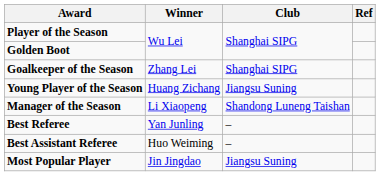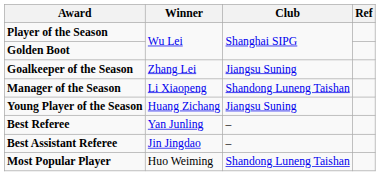(261, 69) Shanghai SIPG -> (261, 69) Jiangsu Suning
rows swapped: (75, 87) <-> (64, 106)
(181, 143) Huo Weiming -> (174, 143) Jin Jingdao
(174, 161) Jin Jingdao -> (181, 161) Huo Weiming
(261, 161) Jiangsu Suning -> (288, 161) Shandong Luneng Taishan
